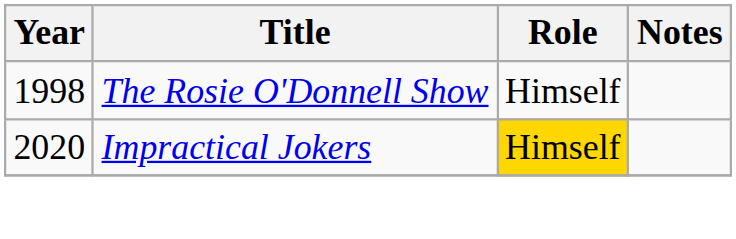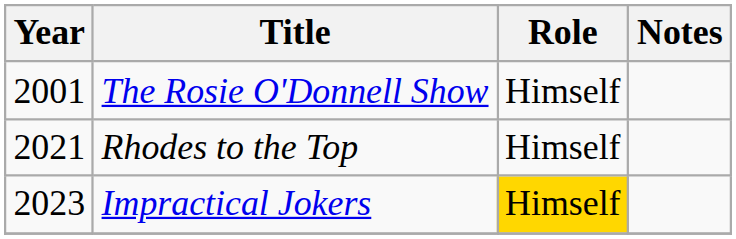(49, 89) 1998 -> (49, 89) 2001
+ row: (230, 146)
(49, 146) 2020 -> (49, 203) 2023
